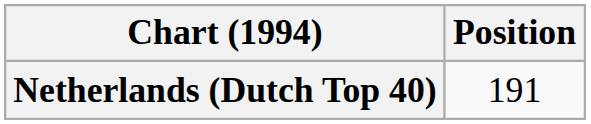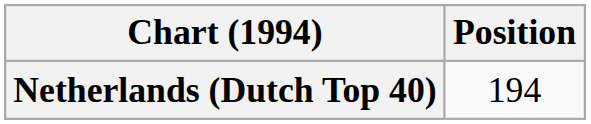(515, 89) 191 -> (515, 89) 194
